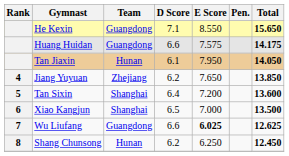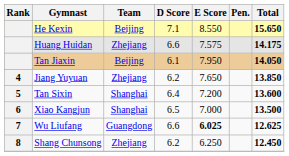(129, 29) Guangdong -> (129, 29) Beijing
(129, 45) Guangdong -> (129, 45) Zhejiang
(129, 61) Hunan -> (129, 61) Beijing
(129, 143) Hunan -> (129, 143) Zhejiang
